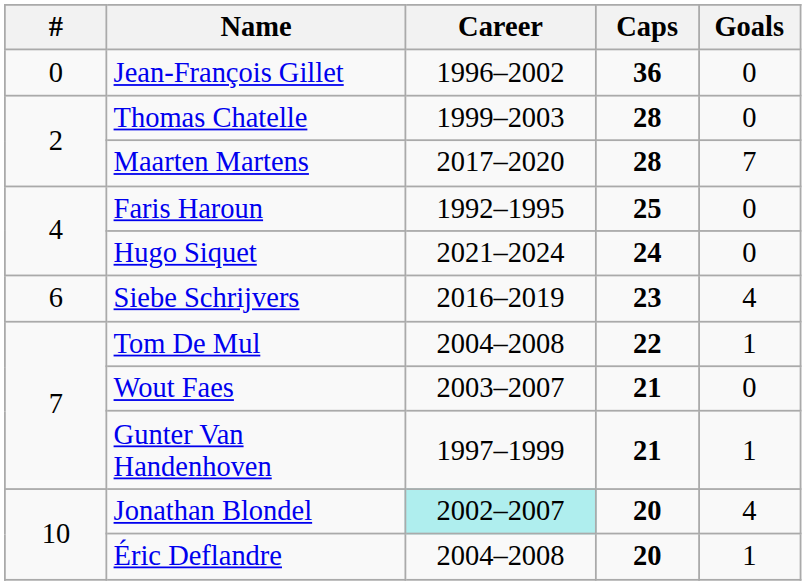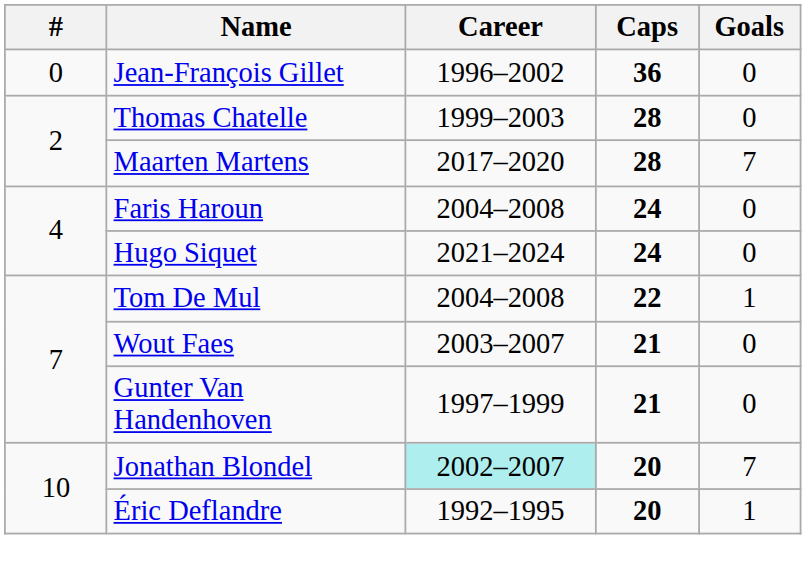(501, 207) 1992–1995 -> (501, 207) 2004–2008
(647, 207) 25 -> (647, 207) 24
- row: (207, 298)
(749, 449) 1 -> (749, 404) 0
(749, 510) 4 -> (749, 465) 7
(501, 555) 2004–2008 -> (501, 510) 1992–1995
